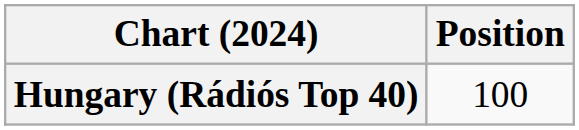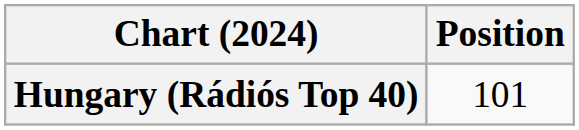(500, 93) 100 -> (500, 93) 101
